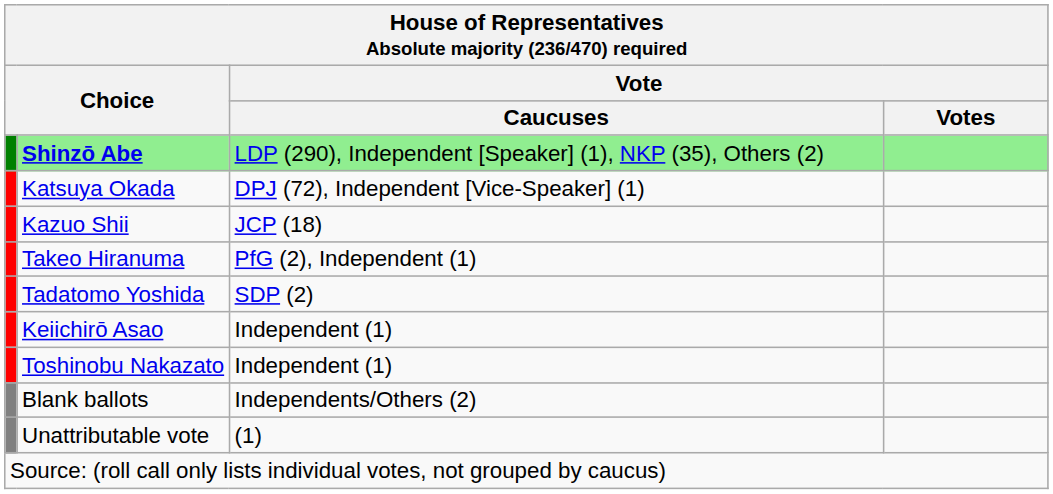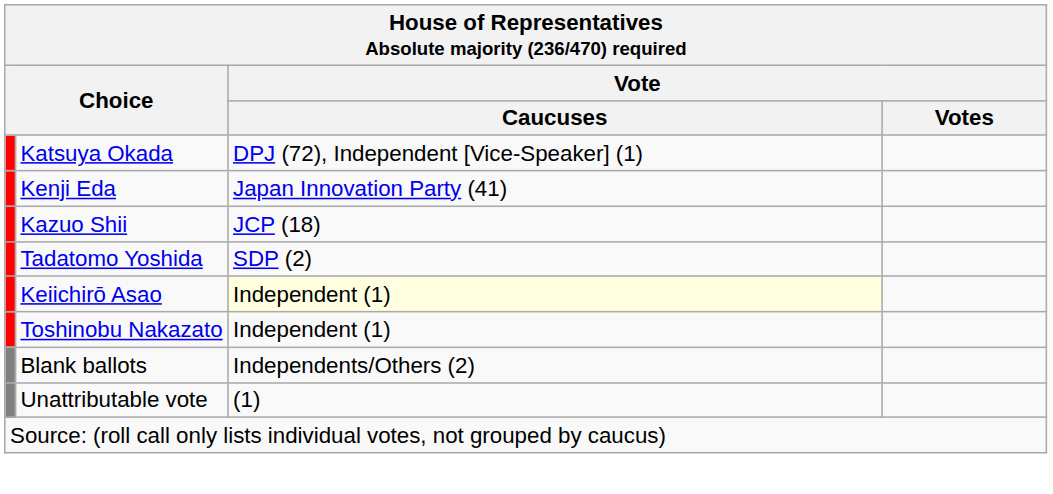- row: (82, 153)
+ row: (68, 189)
- row: (103, 259)
(313, 330) no background -> (312, 294) lightyellow background
